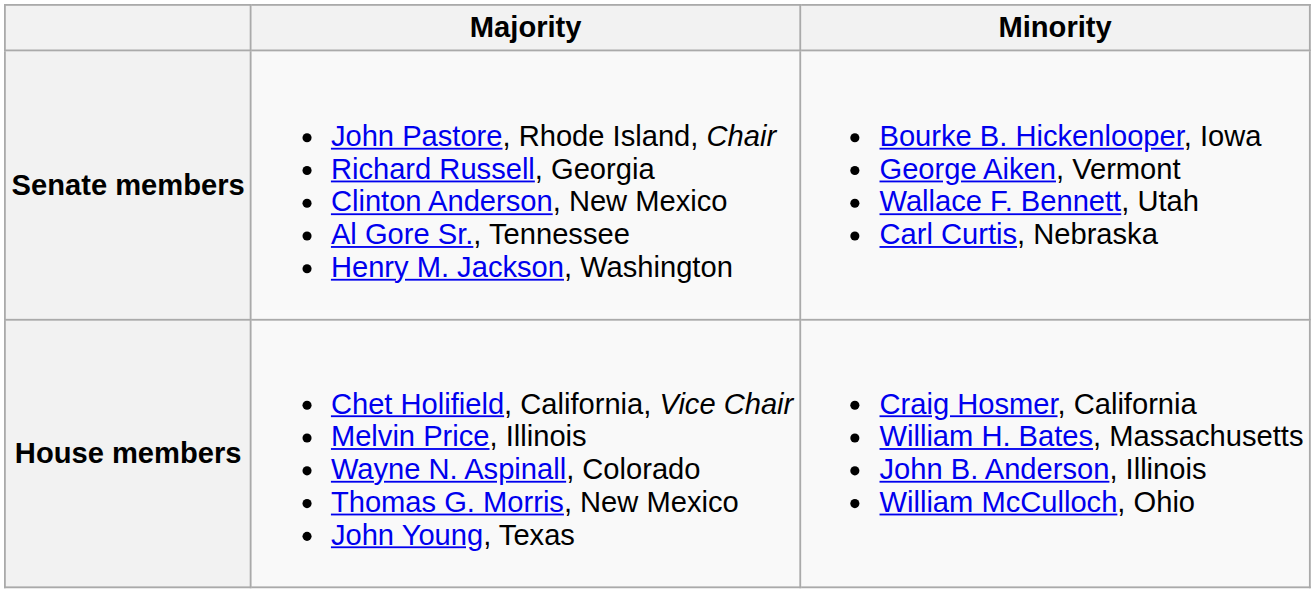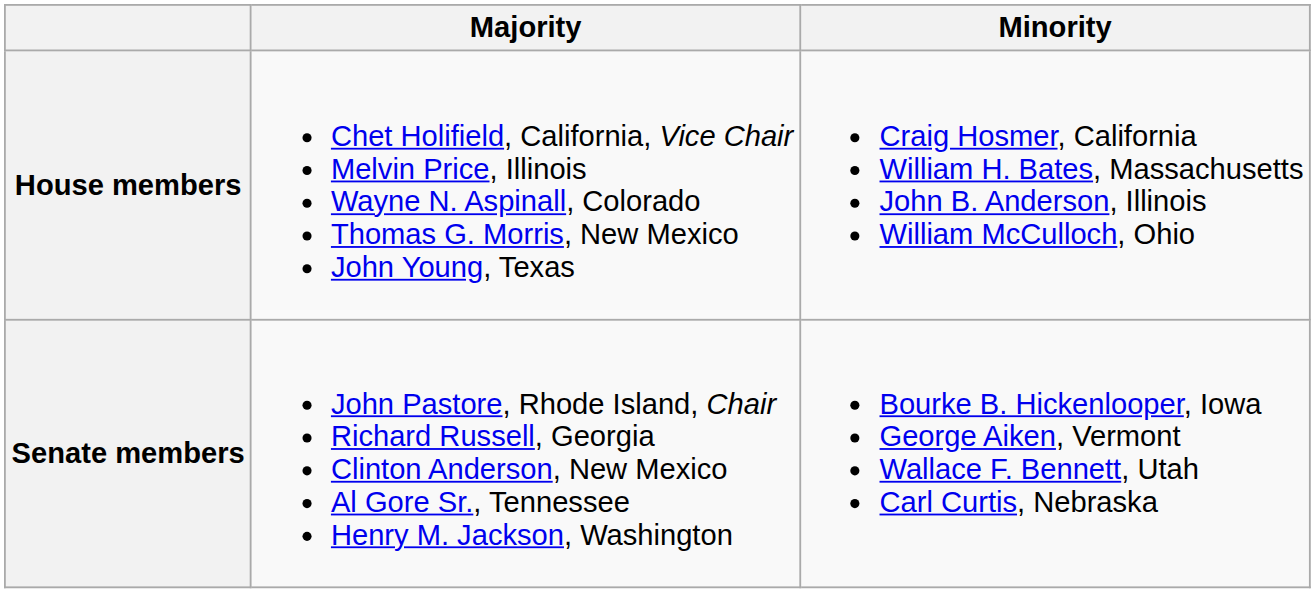rows swapped: (128, 184) <-> (128, 453)
